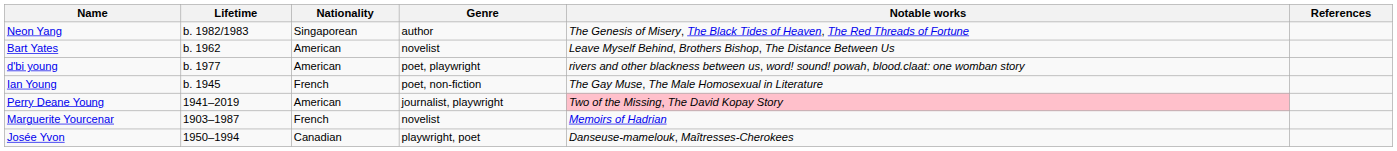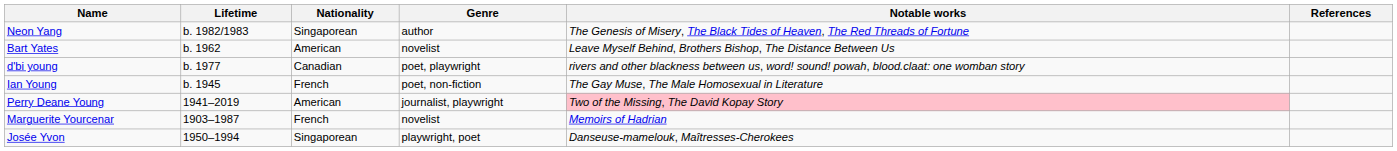(317, 66) American -> (318, 66) Canadian
(318, 137) Canadian -> (326, 137) Singaporean
